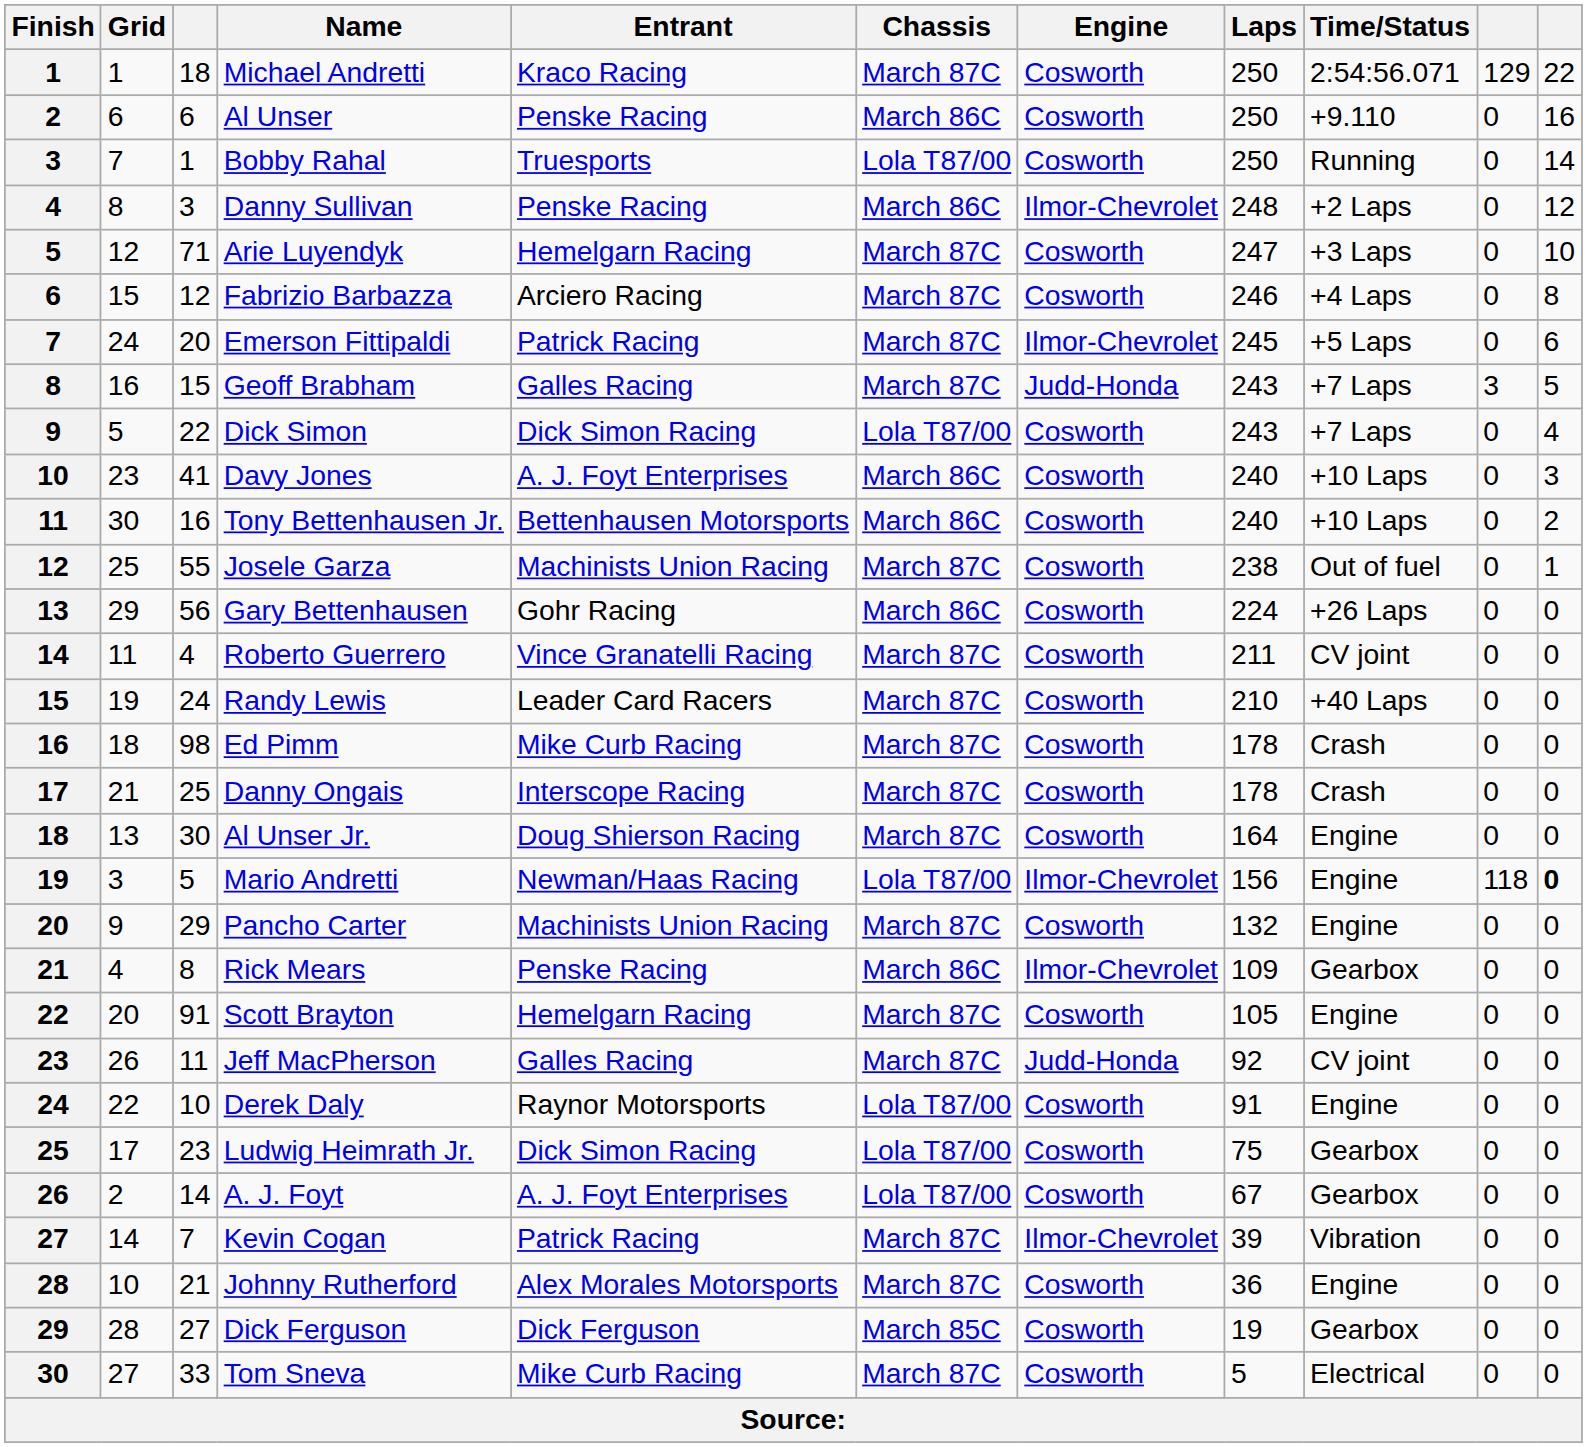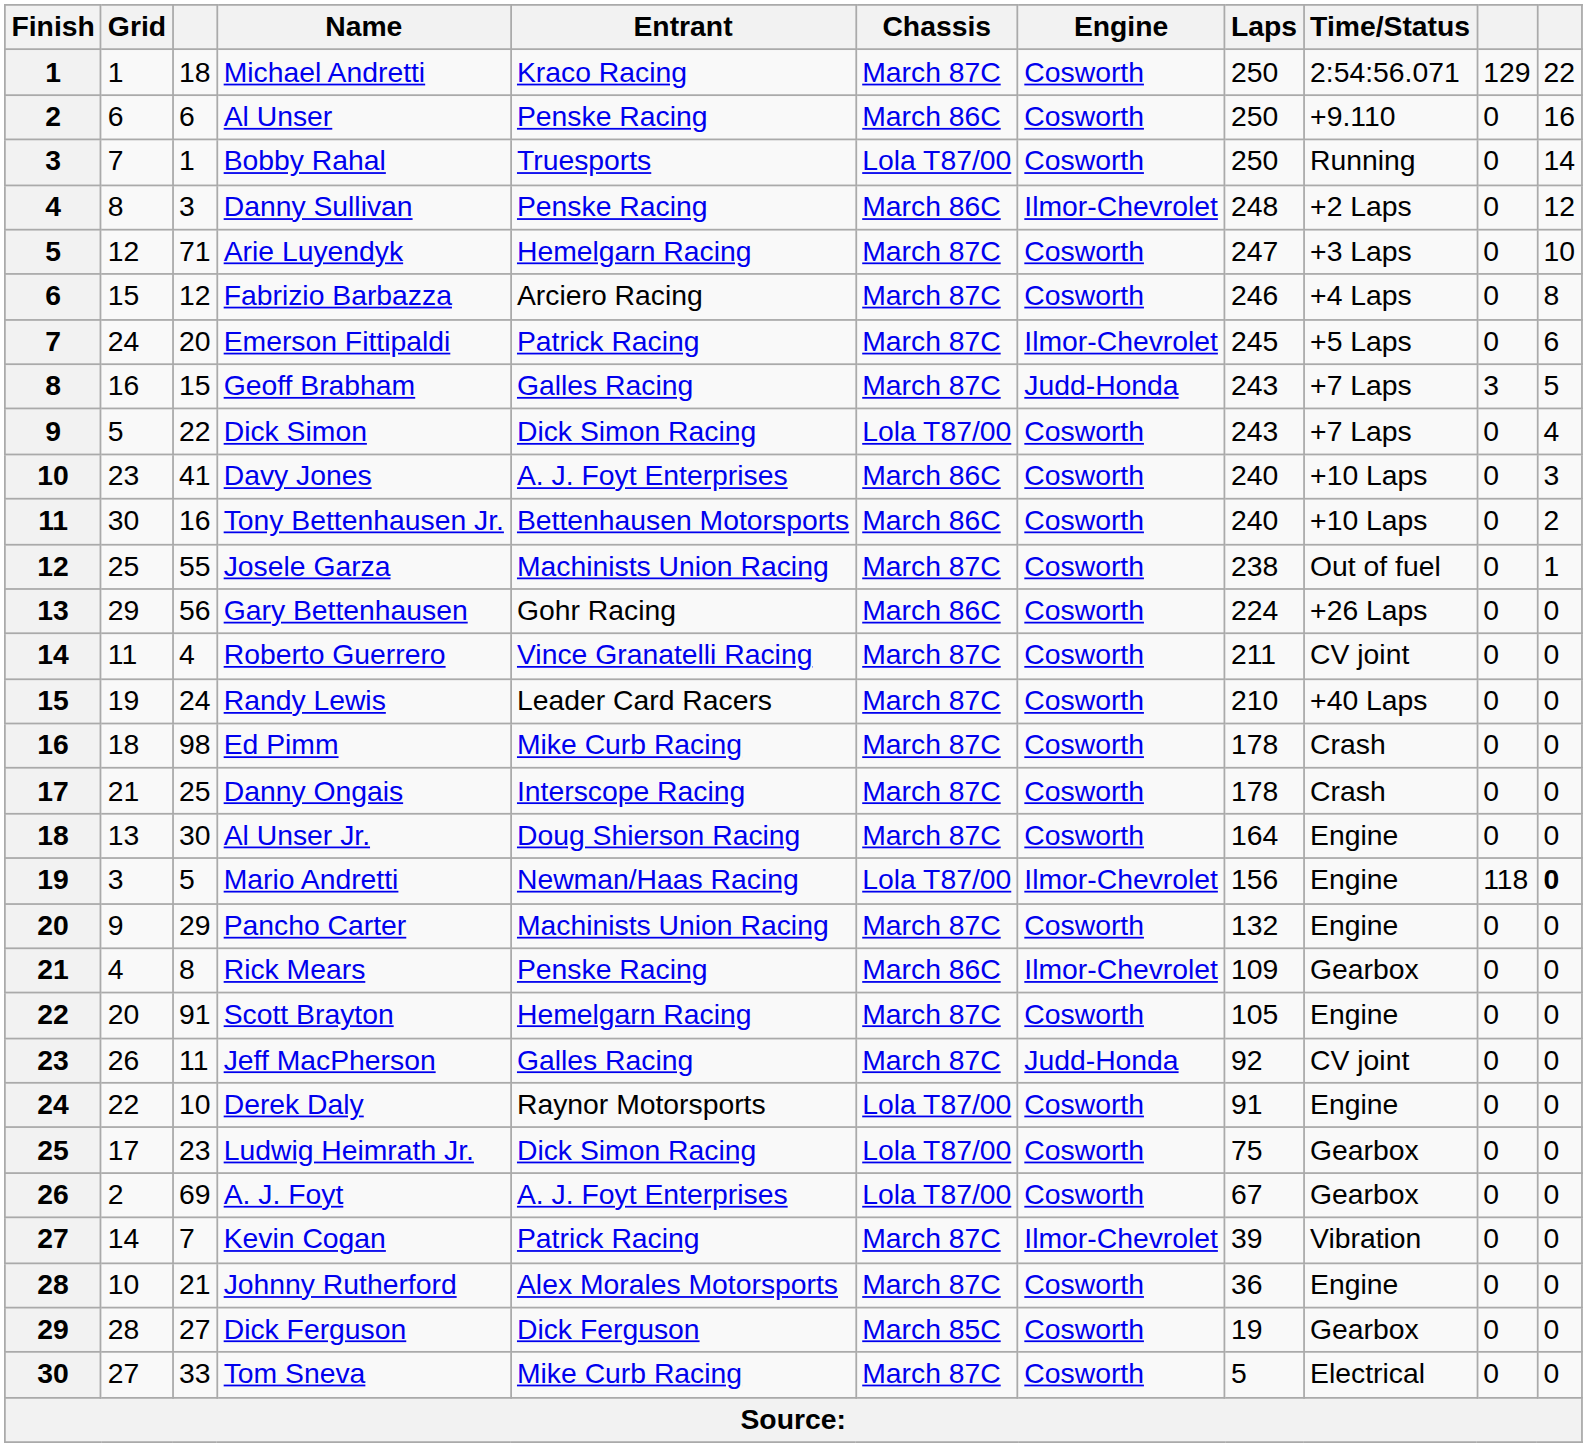(195, 1194) 14 -> (195, 1194) 69
